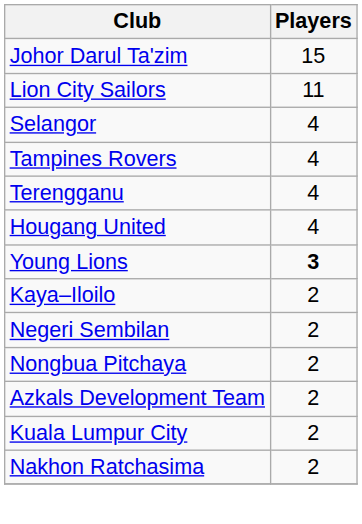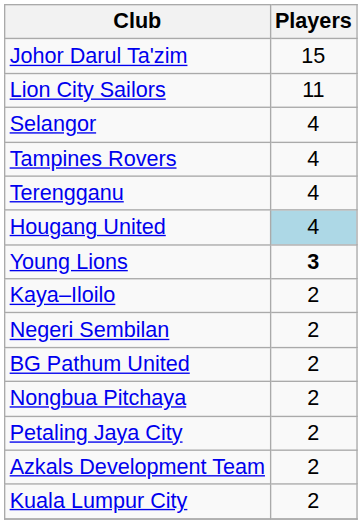(313, 227) no background -> (313, 227) lightblue background
+ row: (100, 364)
+ row: (96, 432)
- row: (107, 466)
